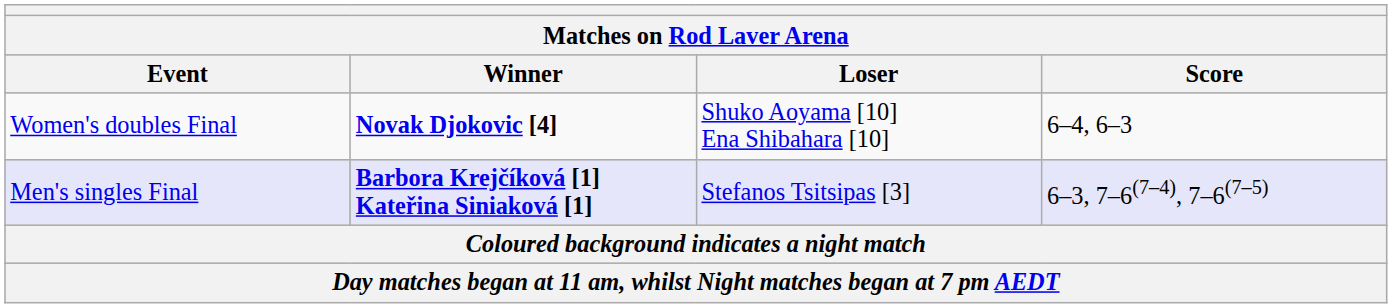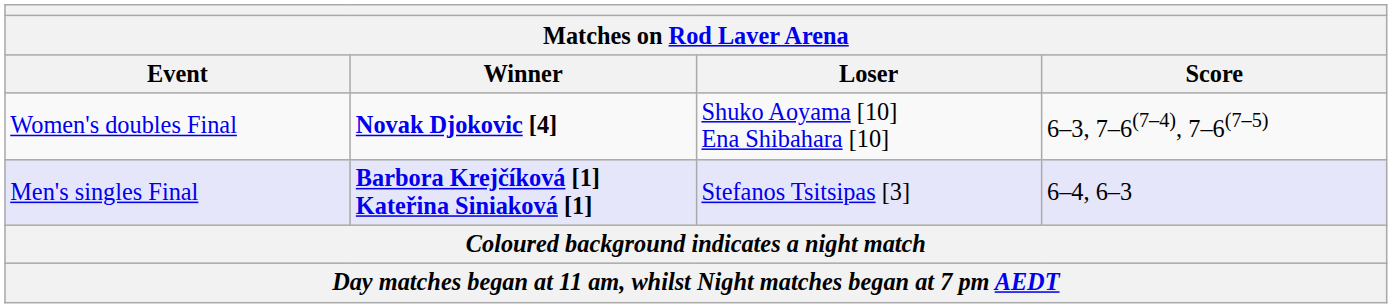(1090, 125) 6–4, 6–3 -> (1158, 125) 6–3, 7–6(7–4), 7–6(7–5)
(1158, 191) 6–3, 7–6(7–4), 7–6(7–5) -> (1090, 191) 6–4, 6–3
